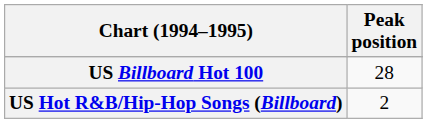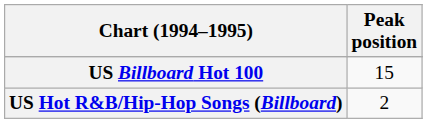(384, 72) 28 -> (384, 72) 15
